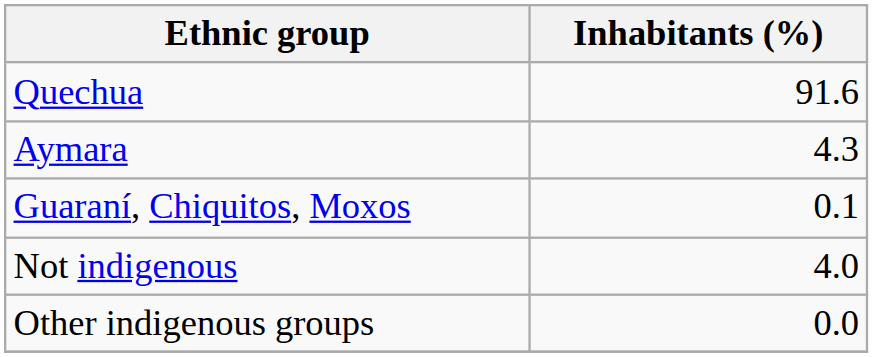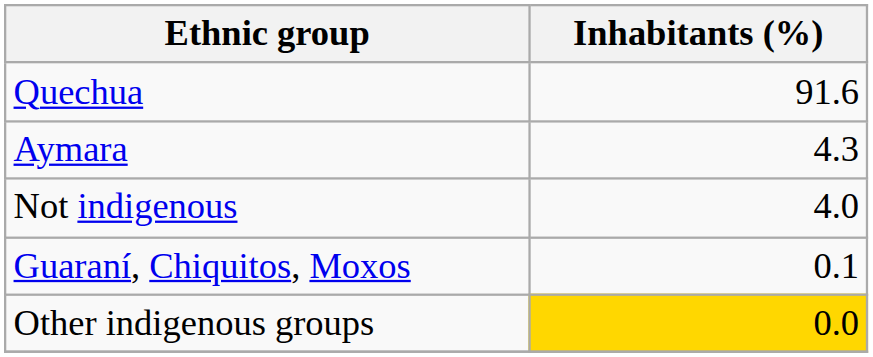rows swapped: (212, 206) <-> (126, 264)
(836, 322) no background -> (836, 322) gold background
